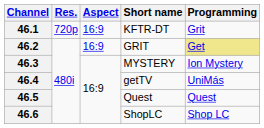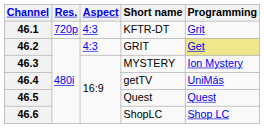(93, 30) 16:9 -> (90, 30) 4:3
(93, 47) 16:9 -> (90, 47) 4:3
